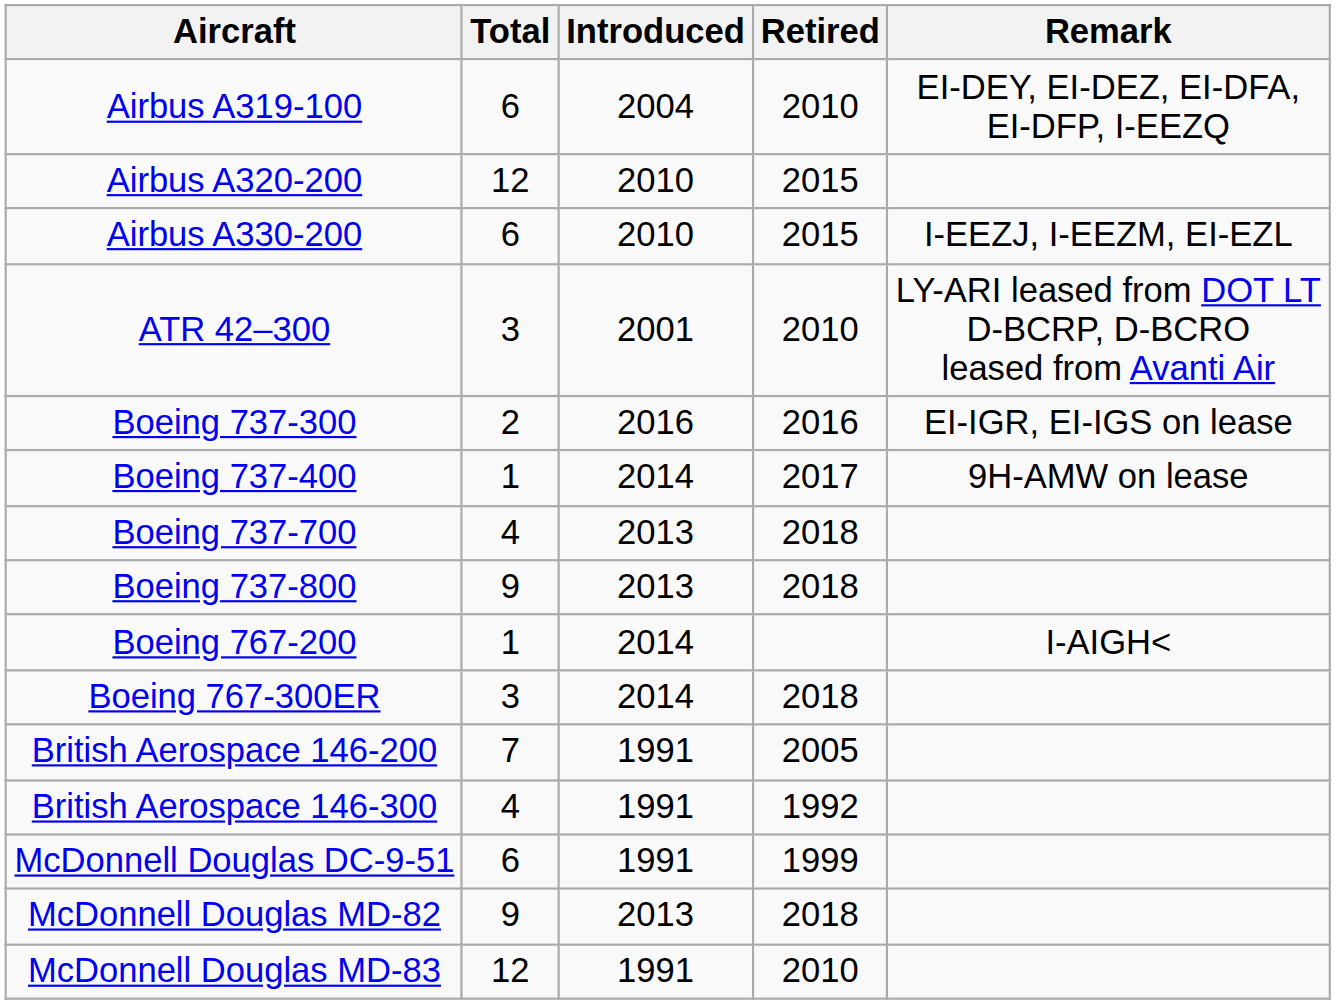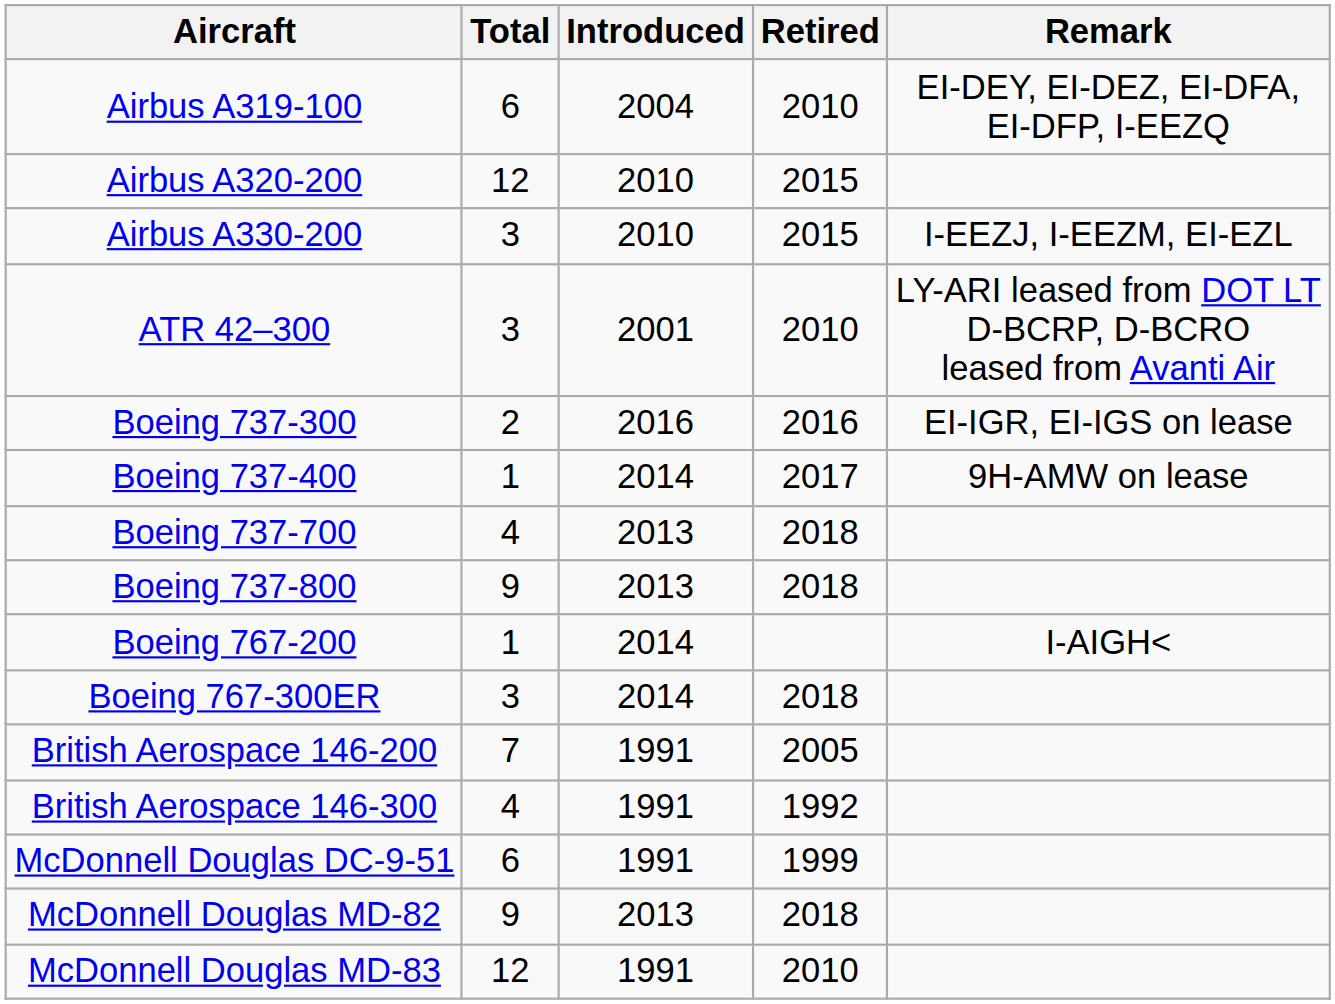(510, 235) 6 -> (510, 235) 3
